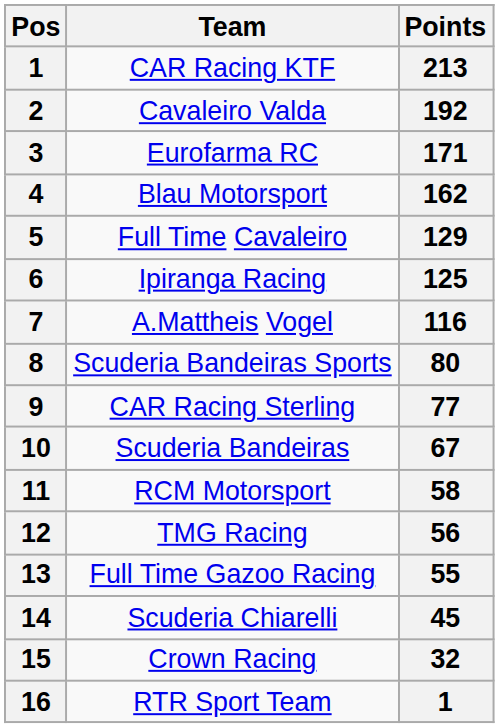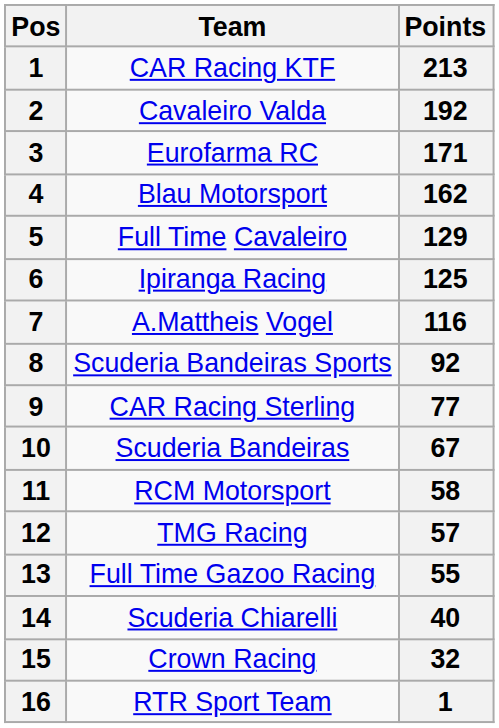(445, 364) 80 -> (445, 364) 92
(445, 532) 56 -> (445, 532) 57
(445, 617) 45 -> (445, 617) 40
